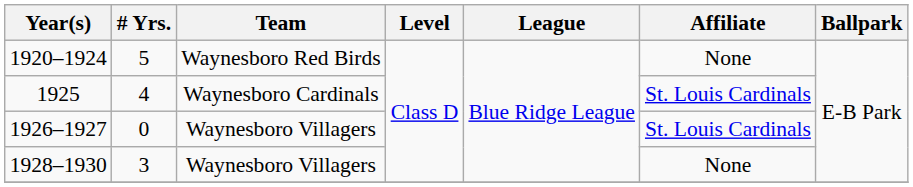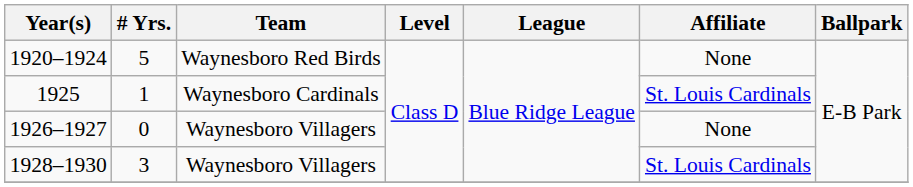(144, 93) 4 -> (144, 93) 1
(728, 129) St. Louis Cardinals -> (728, 129) None
(728, 164) None -> (728, 164) St. Louis Cardinals
